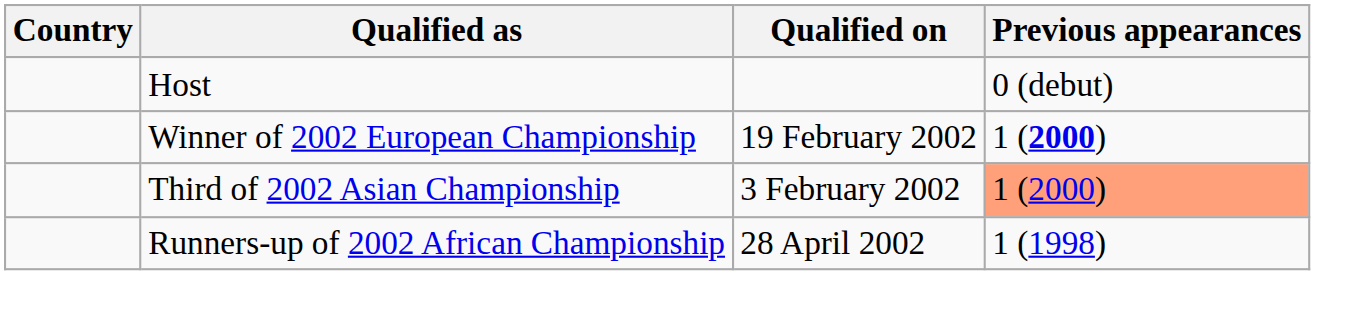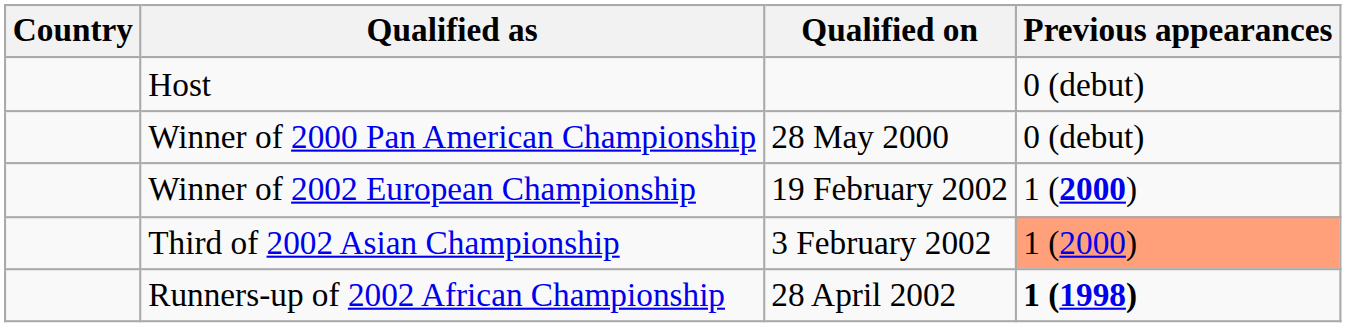+ row: (452, 136)
(1049, 242) normal -> (1080, 294) bold
